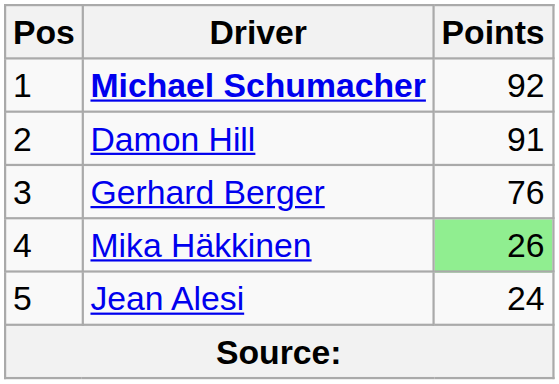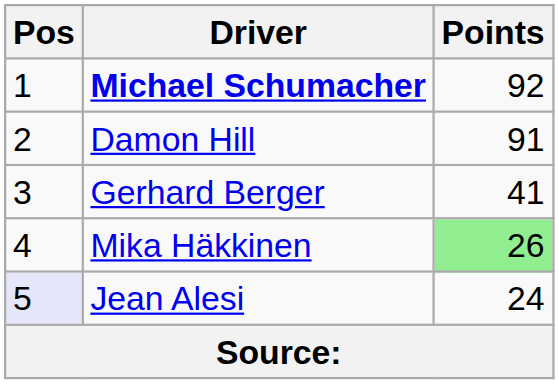(526, 192) 76 -> (526, 192) 41
(22, 299) no background -> (22, 299) lavender background
